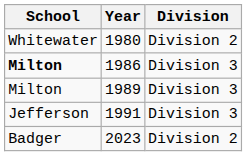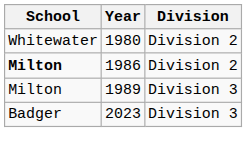(193, 65) Division 3 -> (193, 65) Division 2
- row: (123, 114)
(193, 139) Division 2 -> (193, 114) Division 3
